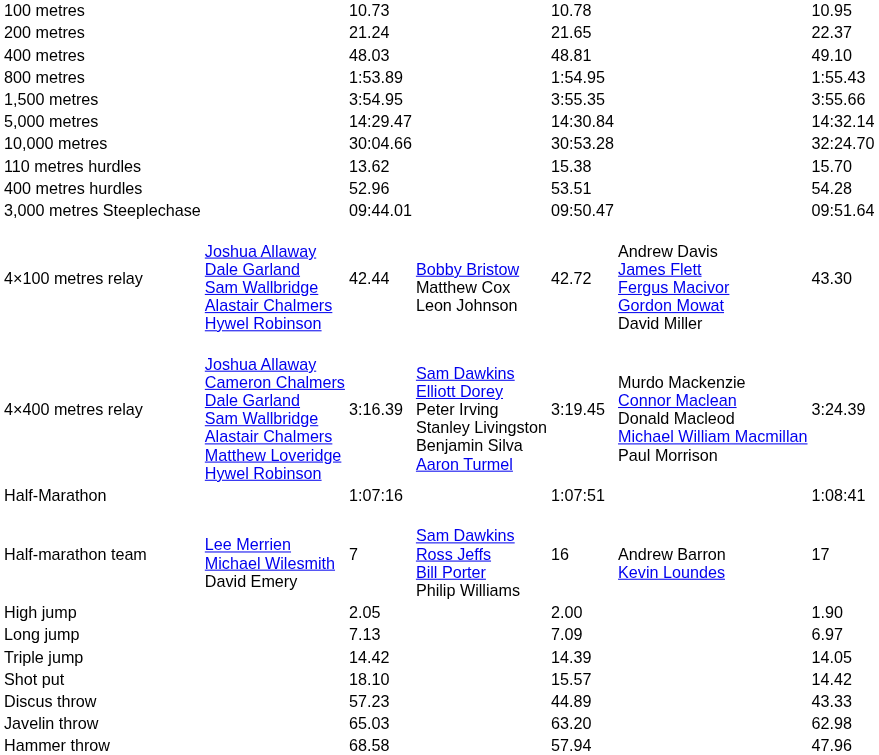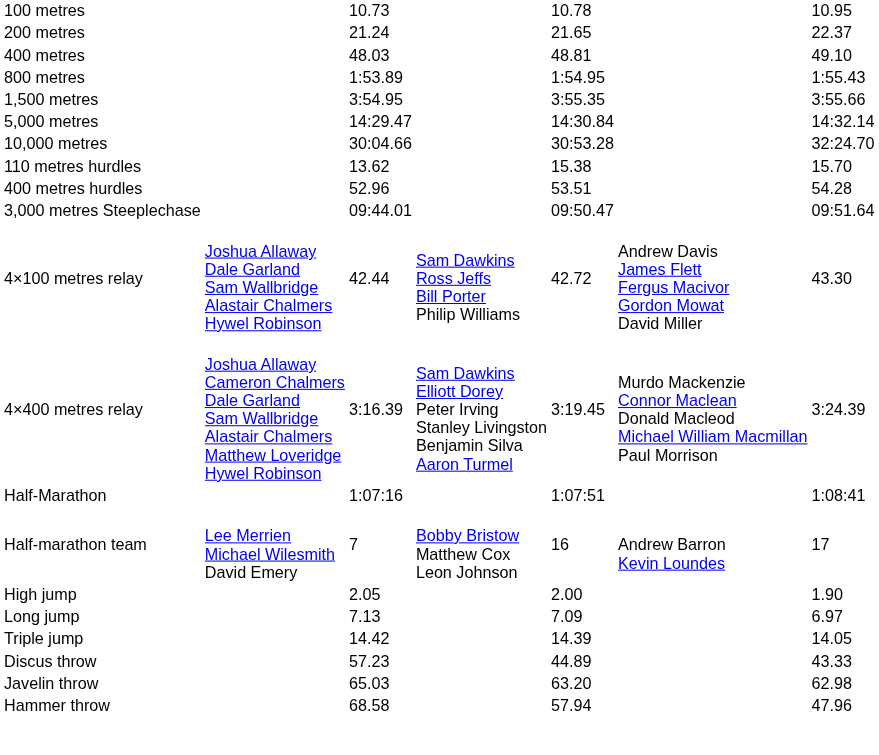(468, 287) Bobby Bristow Matthew Cox Leon Johnson -> (468, 287) Sam Dawkins Ross Jeffs Bill Porter Philip Williams
(468, 563) Sam Dawkins Ross Jeffs Bill Porter Philip Williams -> (468, 554) Bobby Bristow Matthew Cox Leon Johnson
- row: (34, 679)
